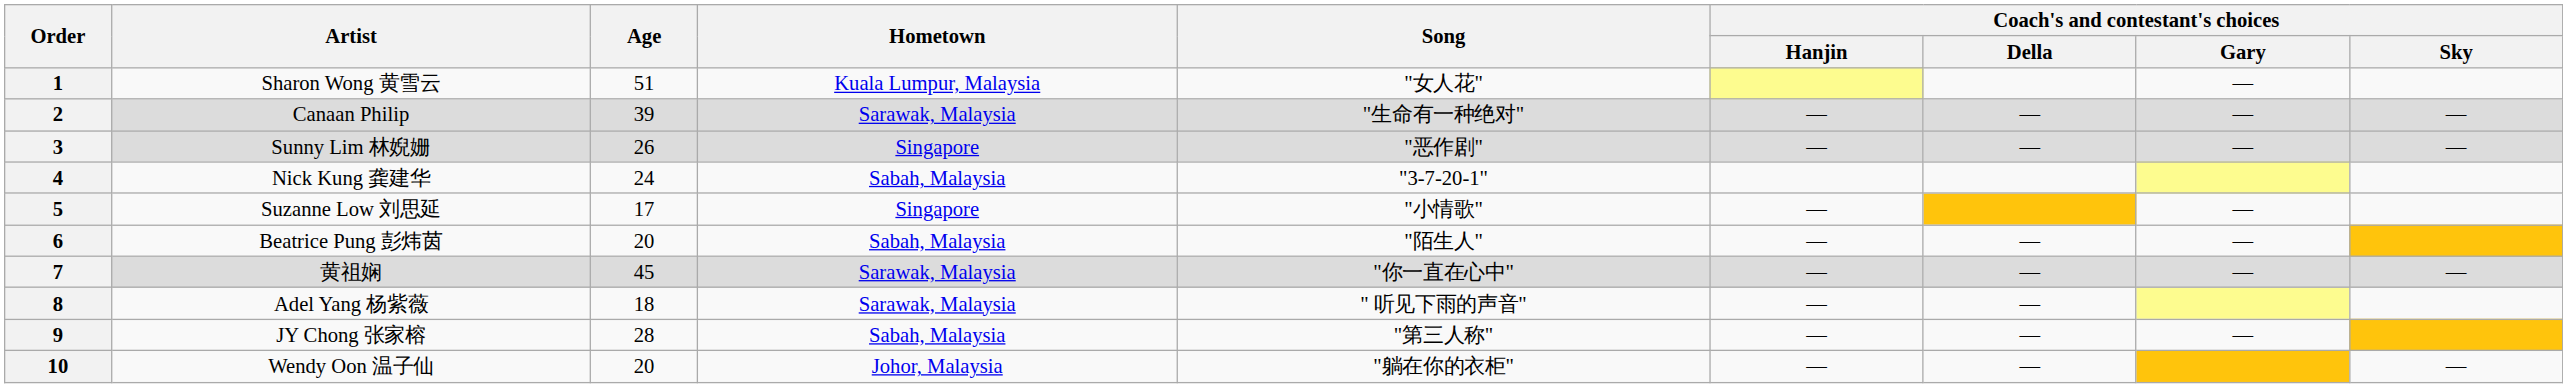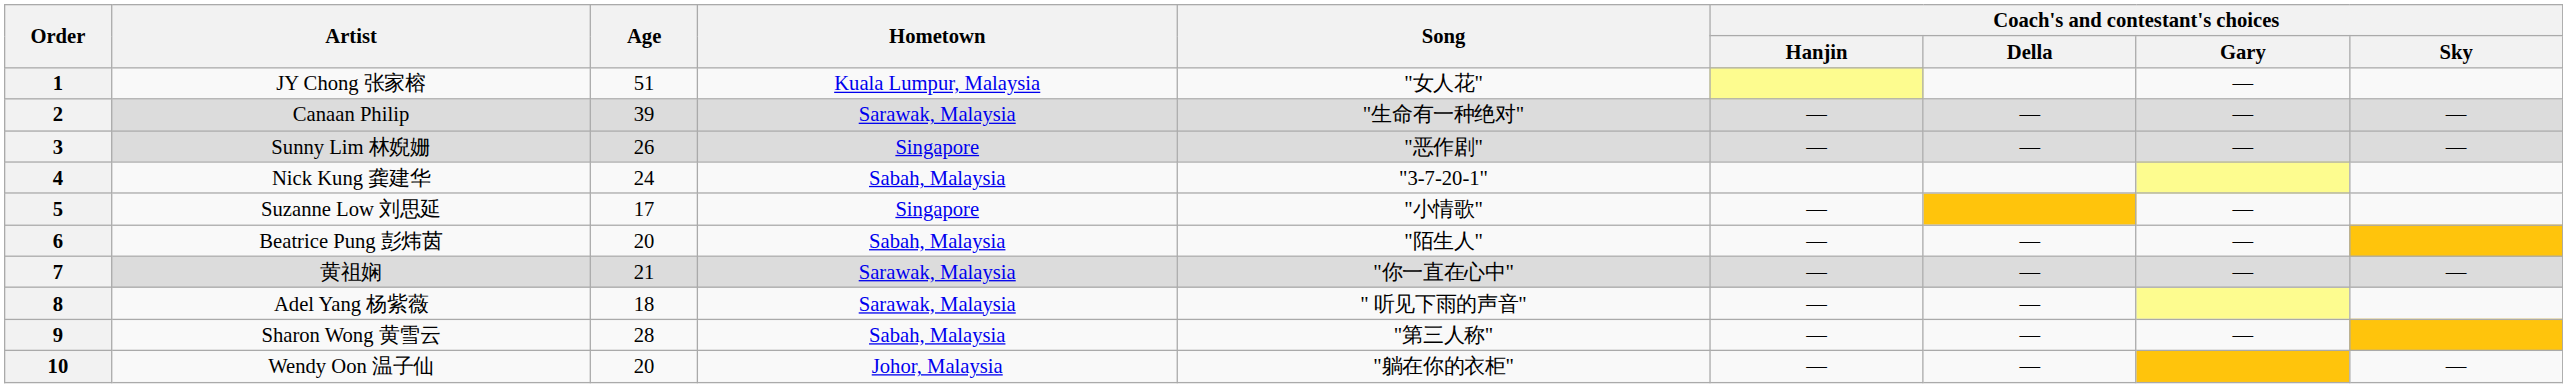(351, 83) Sharon Wong 黄雪云 -> (351, 83) JY Chong 张家榕
(644, 272) 45 -> (644, 272) 21
(351, 335) JY Chong 张家榕 -> (351, 335) Sharon Wong 黄雪云
